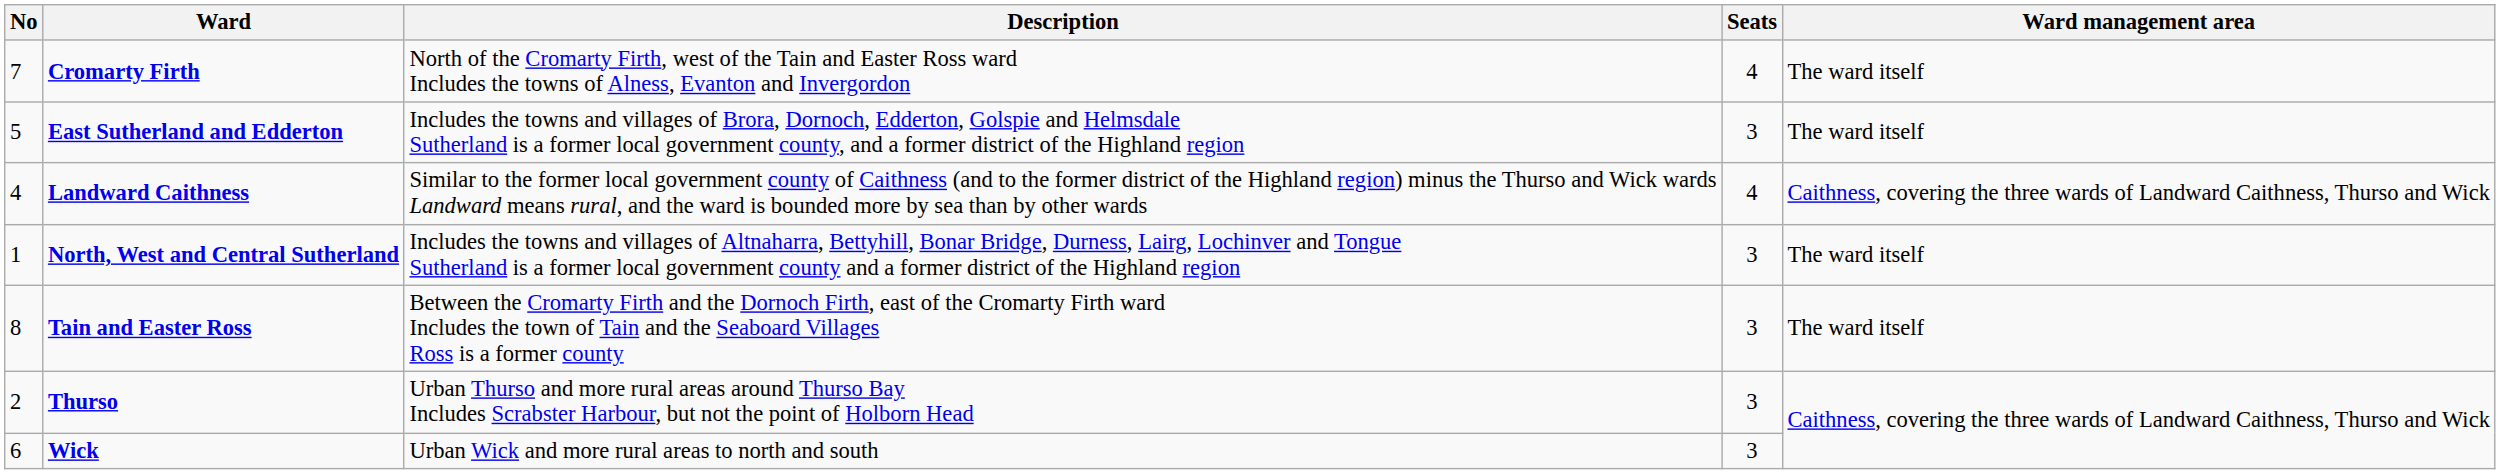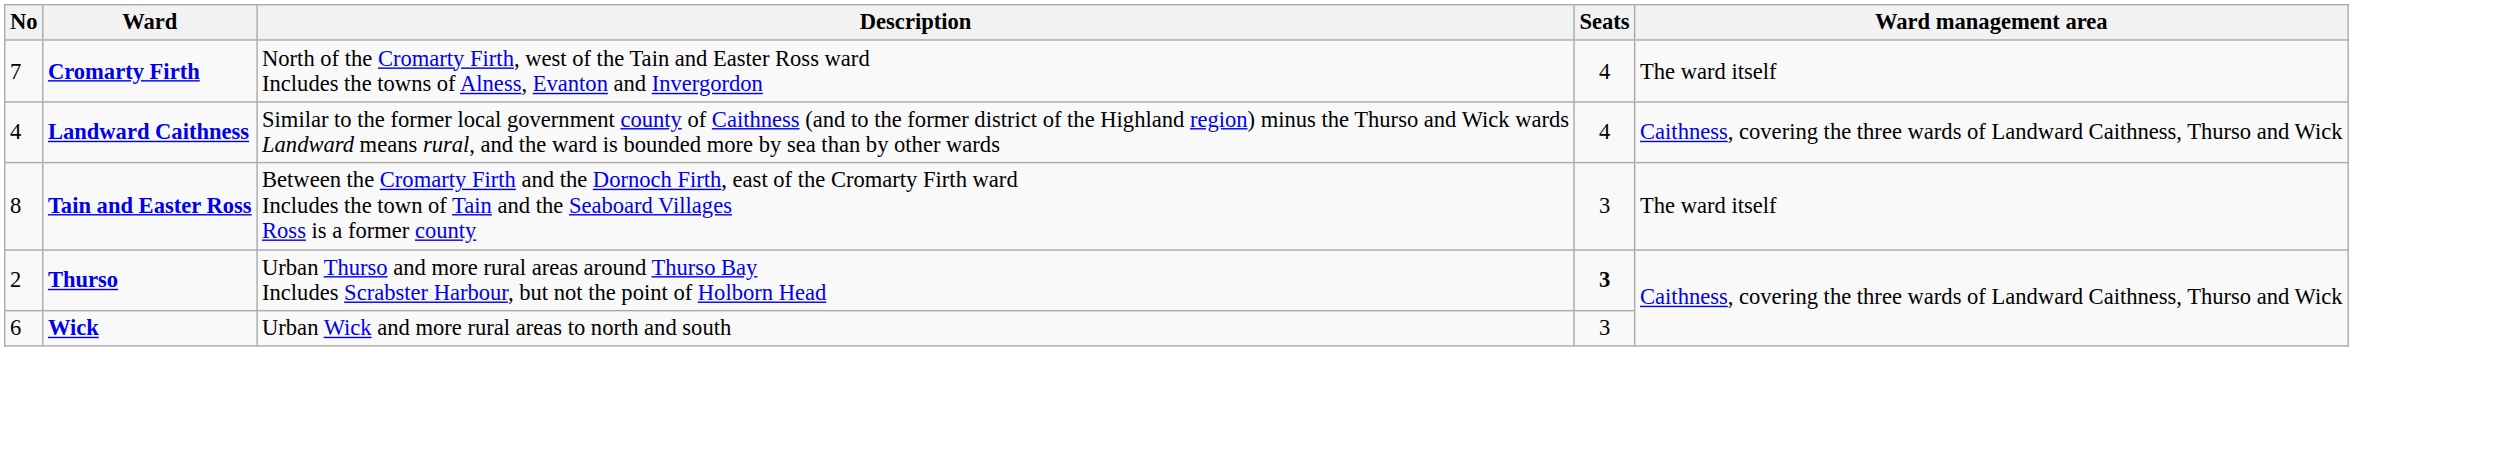- row: (196, 132)
- row: (223, 254)
(1752, 402) normal -> (1605, 279) bold
